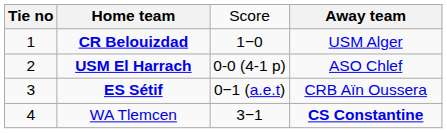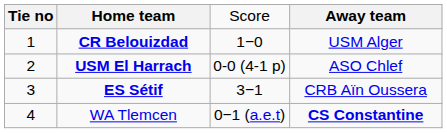(250, 90) 0−1 (a.e.t) -> (250, 90) 3−1
(250, 115) 3−1 -> (250, 115) 0−1 (a.e.t)
